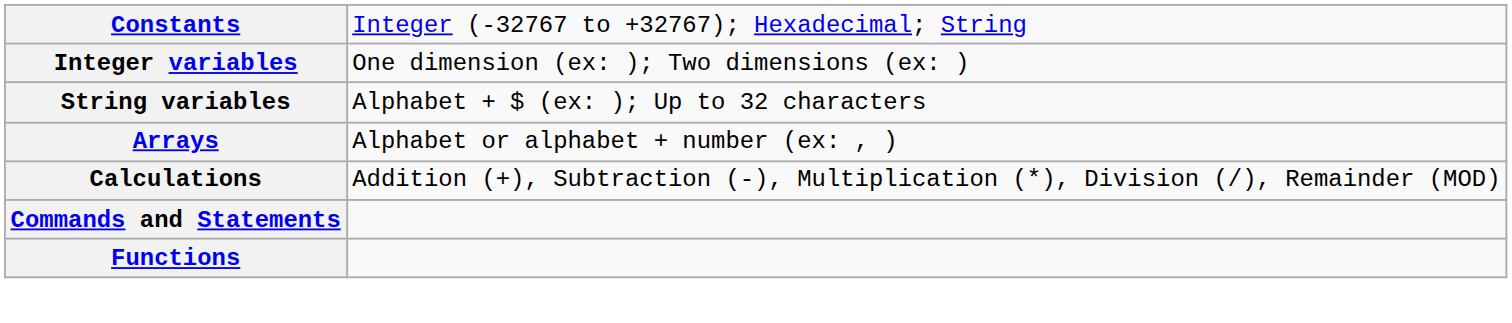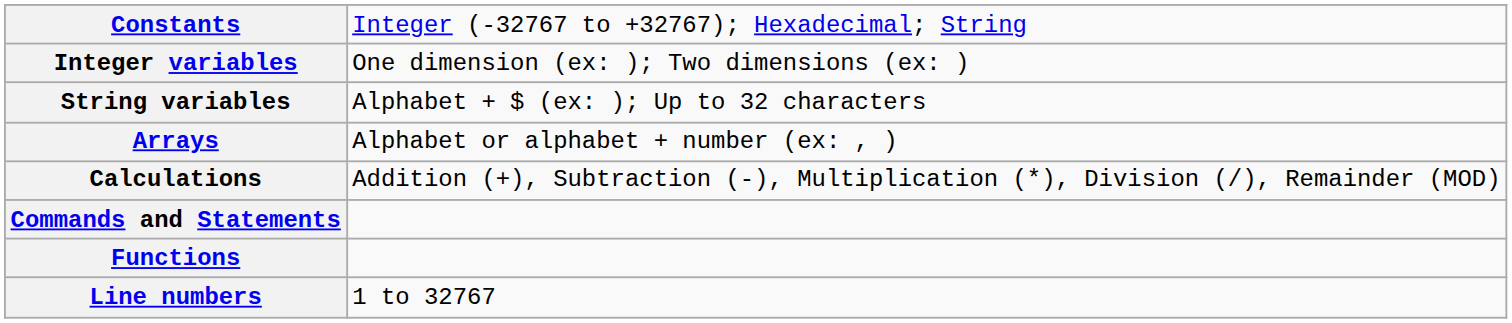+ row: (176, 297)
